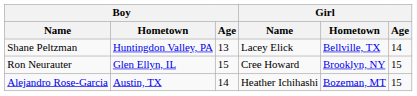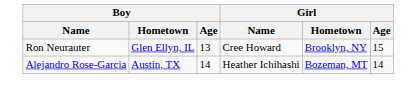- row: (42, 47)
(223, 64) 15 -> (205, 47) 13
(396, 82) 15 -> (378, 64) 14
